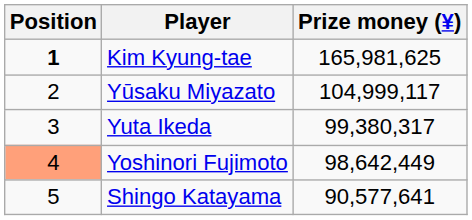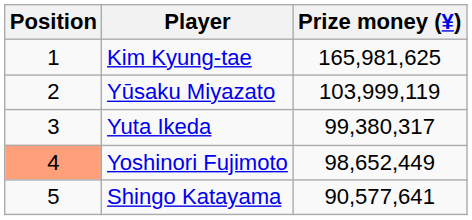(53, 57) bold -> (53, 57) normal
(380, 92) 104,999,117 -> (380, 92) 103,999,119
(380, 162) 98,642,449 -> (380, 162) 98,652,449
